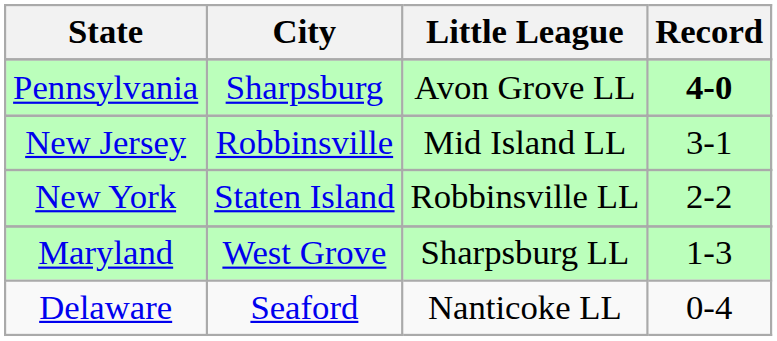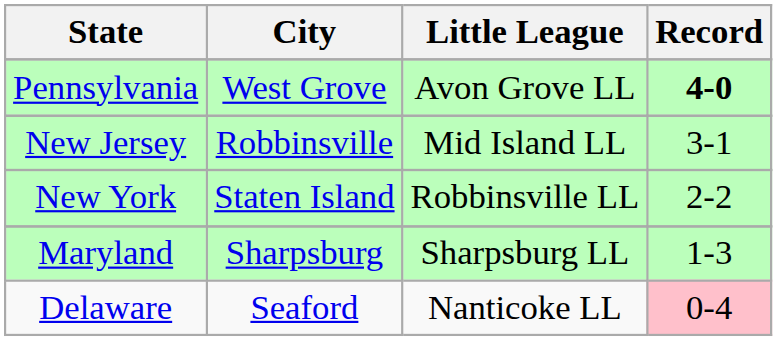(304, 87) Sharpsburg -> (304, 87) West Grove
(304, 252) West Grove -> (304, 252) Sharpsburg
(709, 307) no background -> (709, 307) pink background
